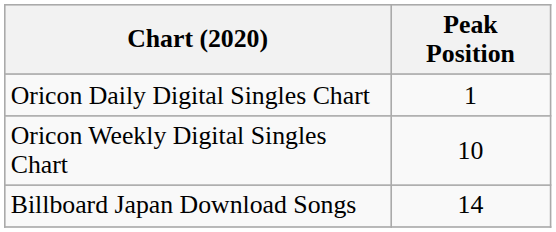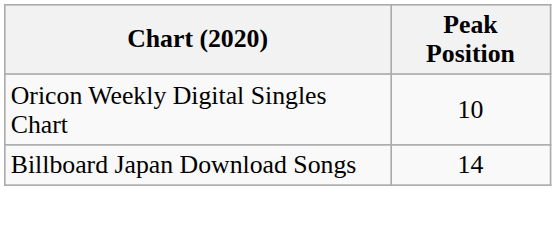- row: (190, 94)
